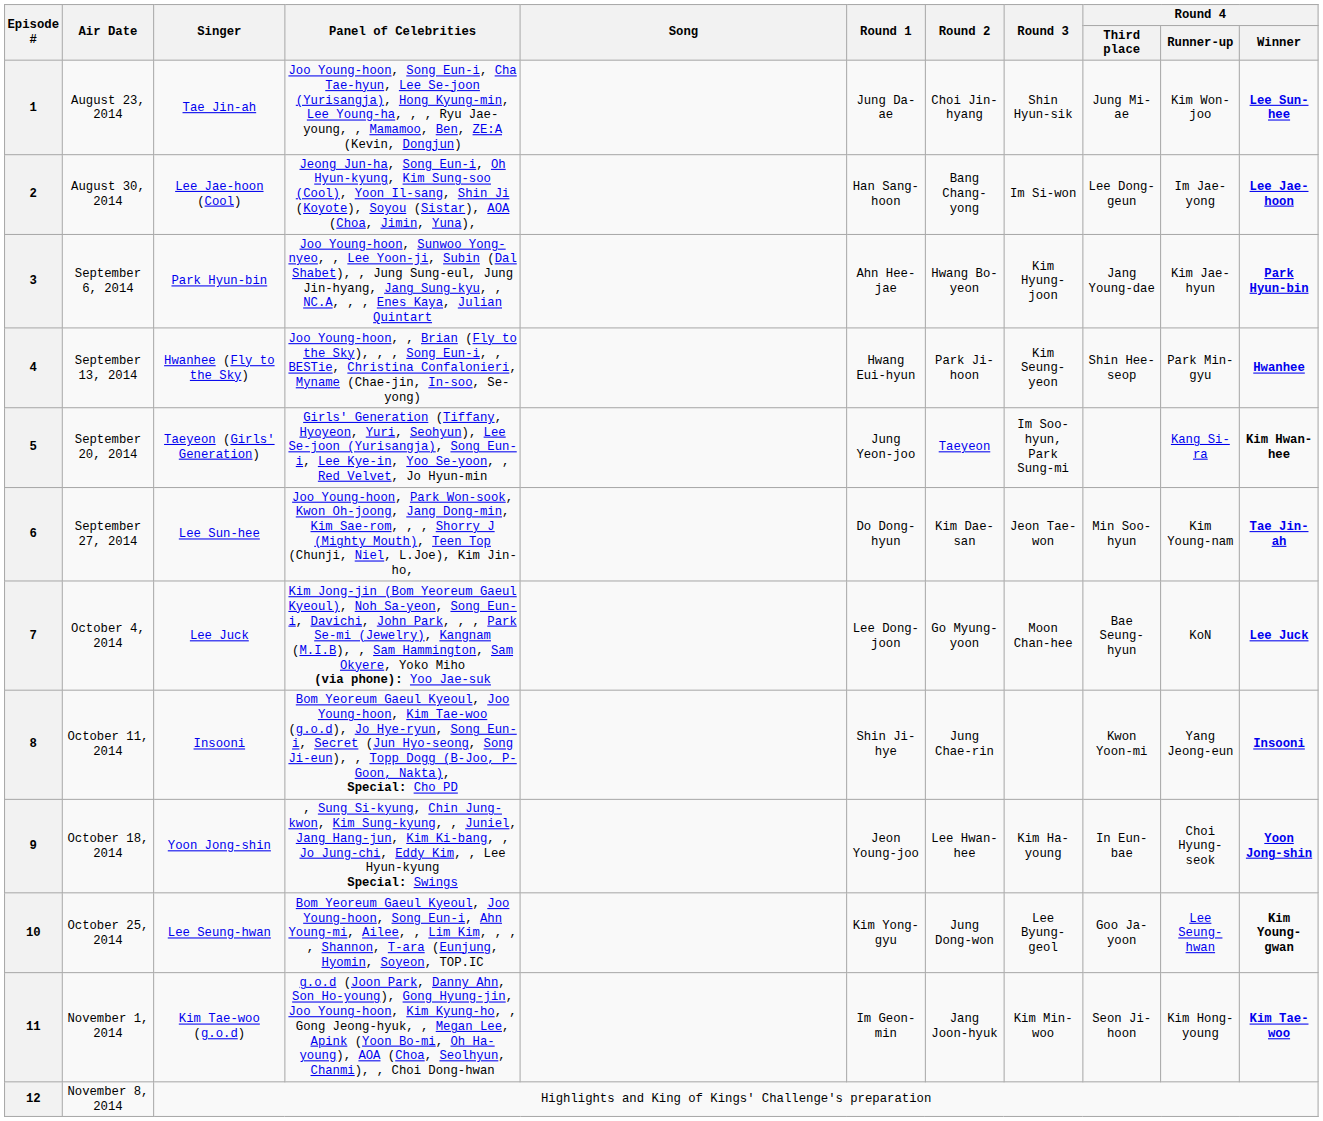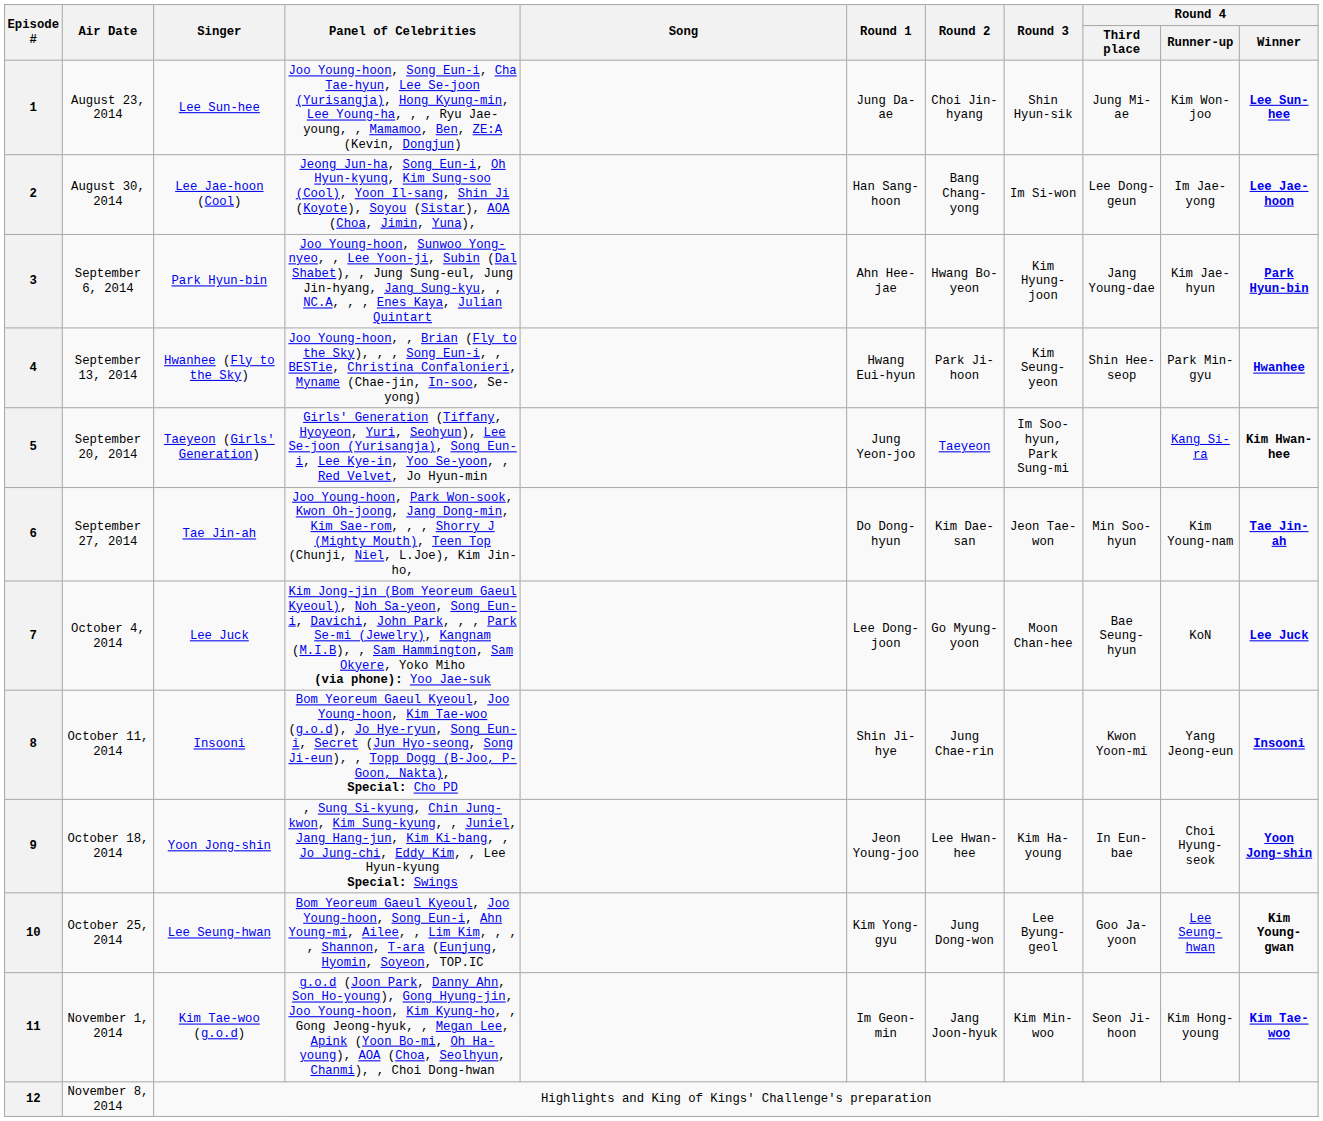(219, 107) Tae Jin-ah -> (219, 107) Lee Sun-hee
(219, 534) Lee Sun-hee -> (219, 534) Tae Jin-ah
